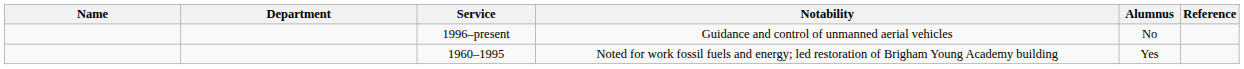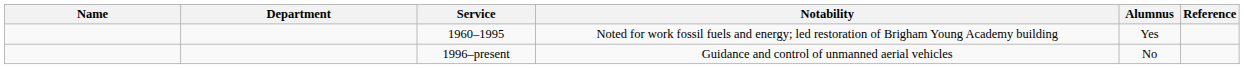rows swapped: (476, 53) <-> (476, 34)
